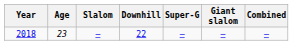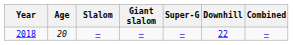columns swapped: (223, 16) <-> (141, 16)
(62, 34) 23 -> (62, 34) 20
